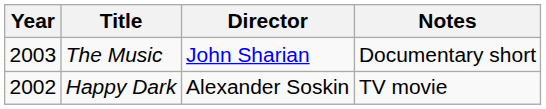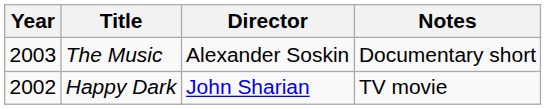(248, 54) John Sharian -> (268, 54) Alexander Soskin
(268, 87) Alexander Soskin -> (248, 87) John Sharian
